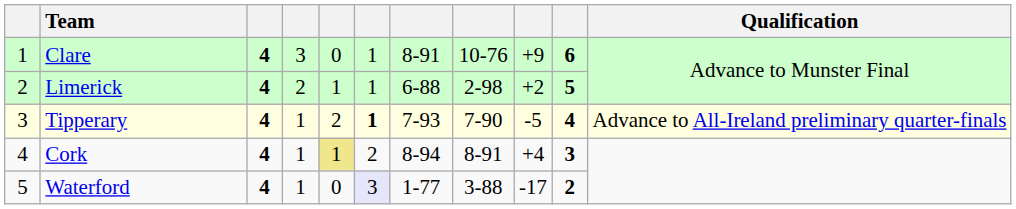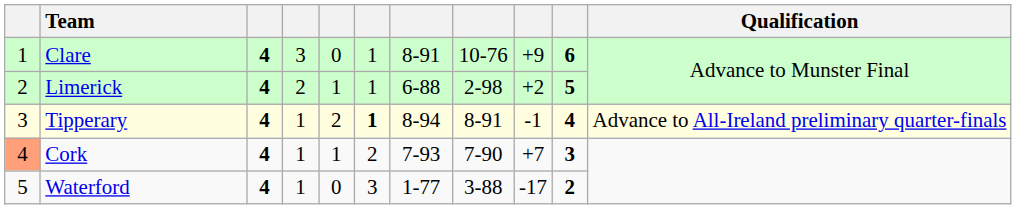(421, 120) 7-93 -> (421, 120) 8-94
(483, 120) 7-90 -> (483, 120) 8-91
(533, 120) -5 -> (533, 120) -1
(23, 154) no background -> (23, 154) lightsalmon background
(336, 154) khaki background -> (336, 154) no background
(421, 154) 8-94 -> (421, 154) 7-93
(483, 154) 8-91 -> (483, 154) 7-90
(533, 154) +4 -> (533, 154) +7
(372, 187) lavender background -> (372, 187) no background
